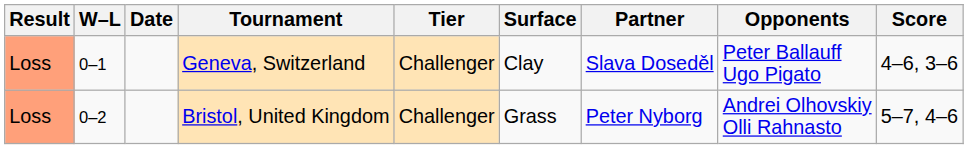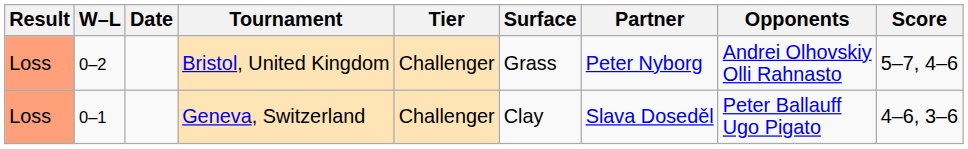rows swapped: (274, 62) <-> (286, 116)
